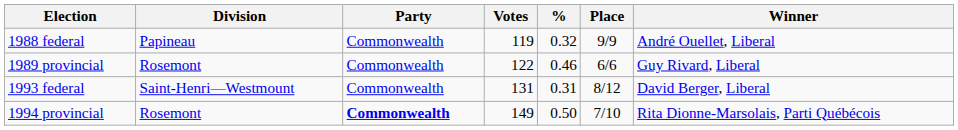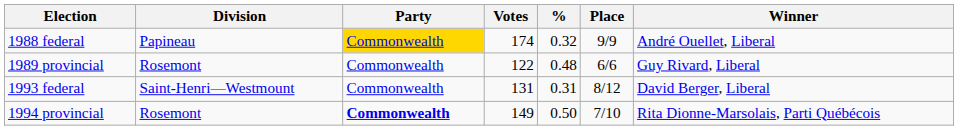(395, 40) no background -> (395, 40) gold background
(523, 40) 119 -> (523, 40) 174
(564, 64) 0.46 -> (564, 64) 0.48
